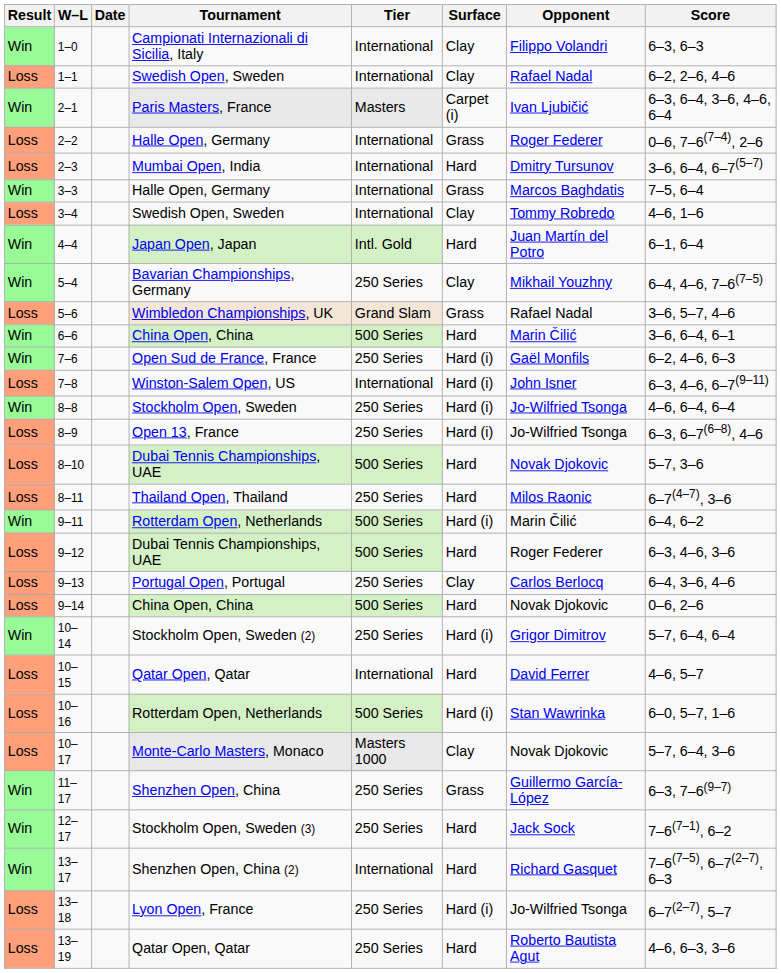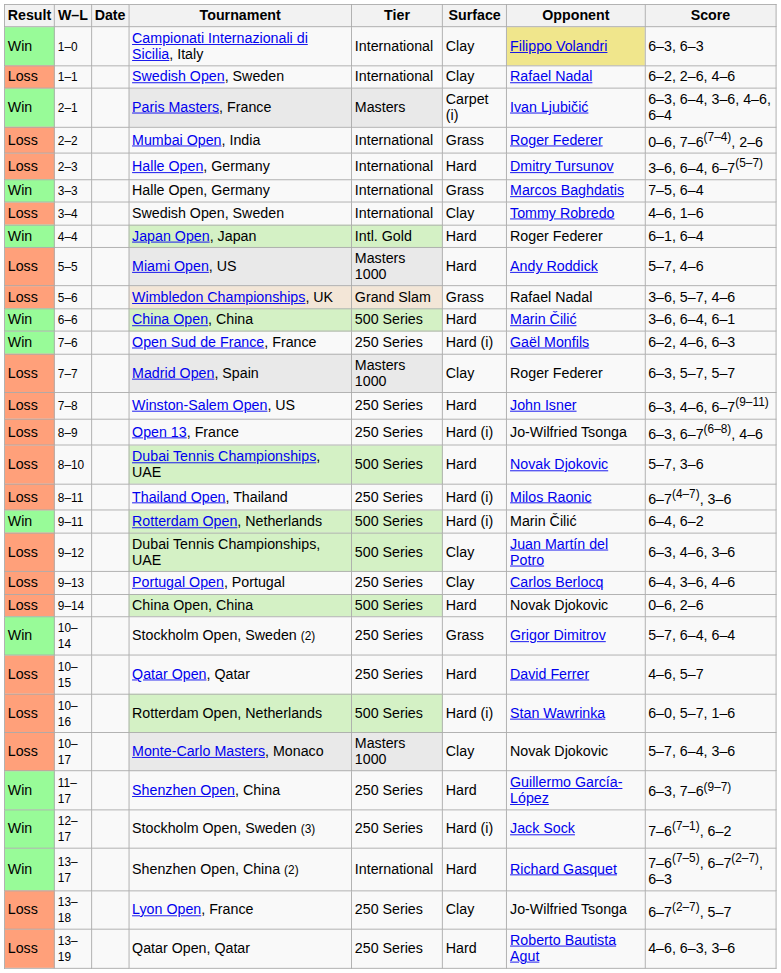(559, 46) no background -> (559, 46) khaki background
(201, 140) Halle Open, Germany -> (196, 140) Mumbai Open, India
(196, 166) Mumbai Open, India -> (201, 166) Halle Open, Germany
(559, 244) Juan Martín del Potro -> (556, 236) Roger Federer
- row: (68, 283)
+ row: (68, 267)
+ row: (68, 374)
(394, 383) International -> (389, 405) 250 Series
(470, 383) Hard (i) -> (461, 405) Hard
- row: (68, 408)
(461, 497) Hard -> (470, 497) Hard (i)
(461, 552) Hard -> (460, 552) Clay
(556, 552) Roger Federer -> (559, 552) Juan Martín del Potro
(470, 636) Hard (i) -> (465, 636) Grass
(394, 674) International -> (389, 674) 250 Series
(465, 790) Grass -> (461, 790) Hard
(461, 829) Hard -> (470, 829) Hard (i)
(470, 910) Hard (i) -> (460, 910) Clay
